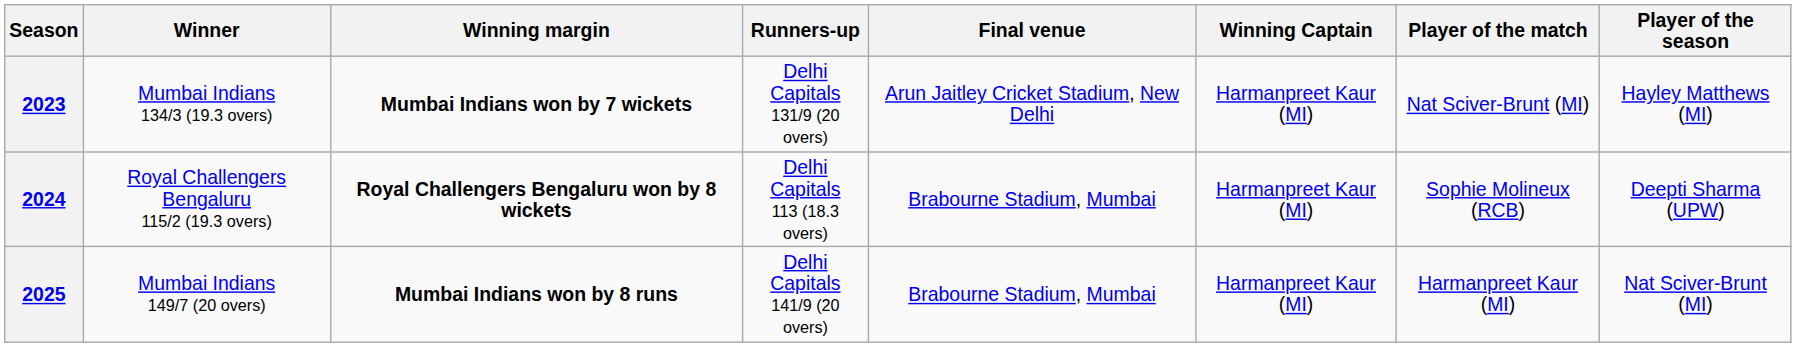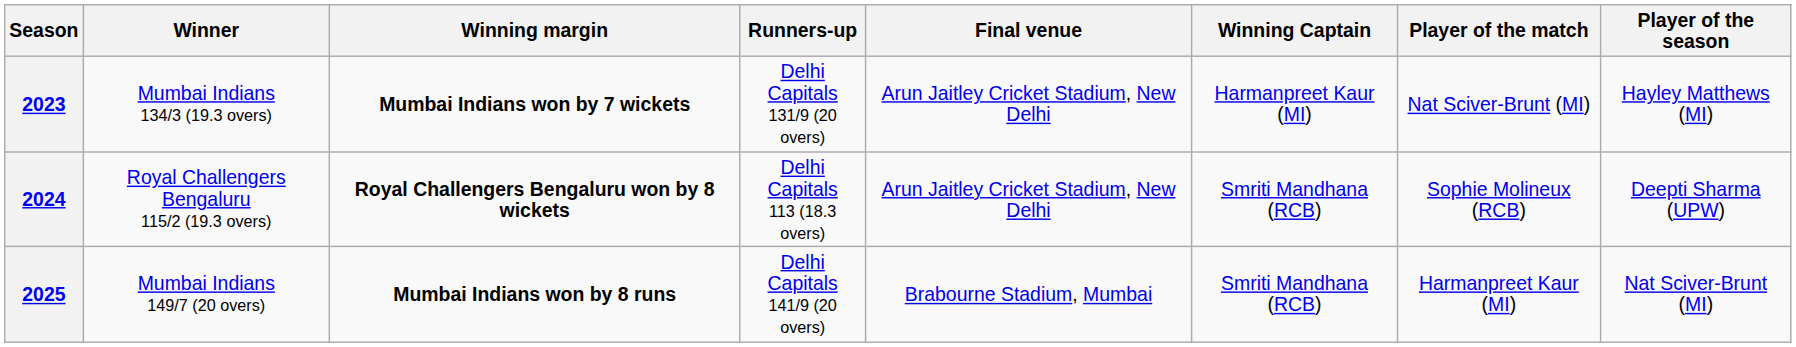(1032, 199) Brabourne Stadium, Mumbai -> (1029, 199) Arun Jaitley Cricket Stadium, New Delhi
(1296, 199) Harmanpreet Kaur (MI) -> (1294, 199) Smriti Mandhana (RCB)
(1296, 294) Harmanpreet Kaur (MI) -> (1294, 294) Smriti Mandhana (RCB)
